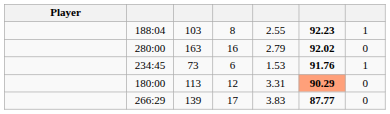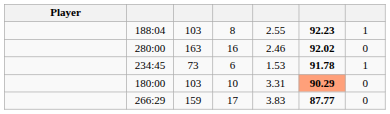(276, 48) 2.79 -> (276, 48) 2.46
(322, 65) 91.76 -> (322, 65) 91.78
(193, 83) 113 -> (193, 83) 103
(233, 83) 12 -> (233, 83) 10
(193, 100) 139 -> (193, 100) 159
